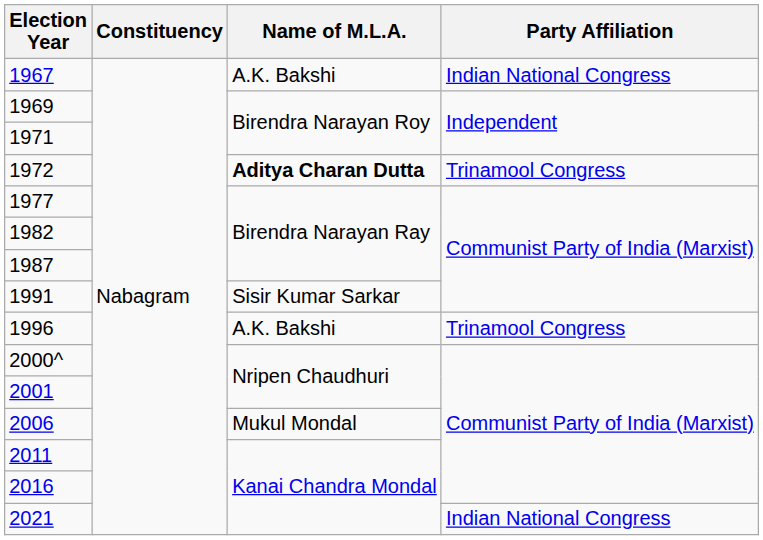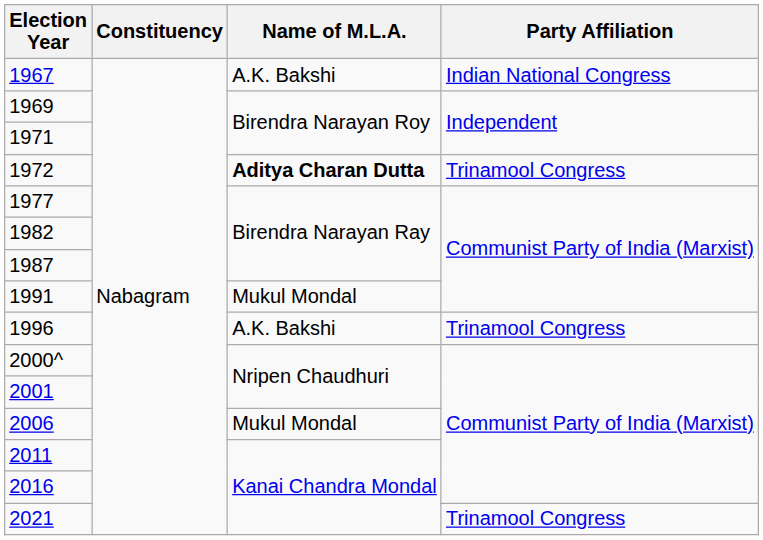(316, 296) Sisir Kumar Sarkar -> (294, 296) Mukul Mondal
(558, 518) Indian National Congress -> (536, 518) Trinamool Congress
